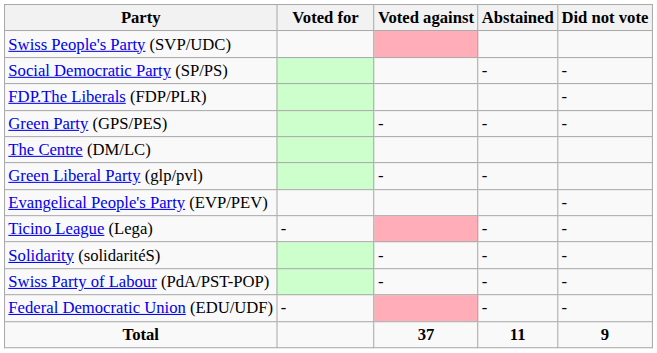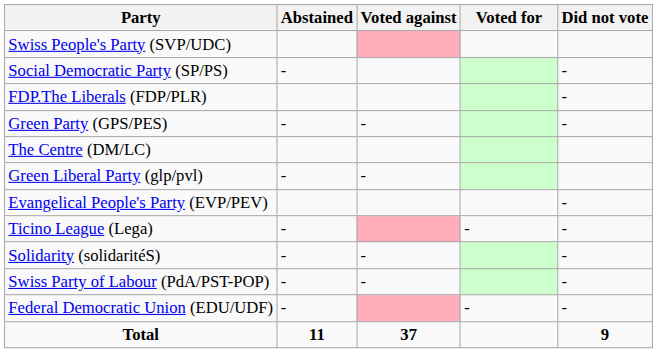columns swapped: (326, 17) <-> (518, 17)
